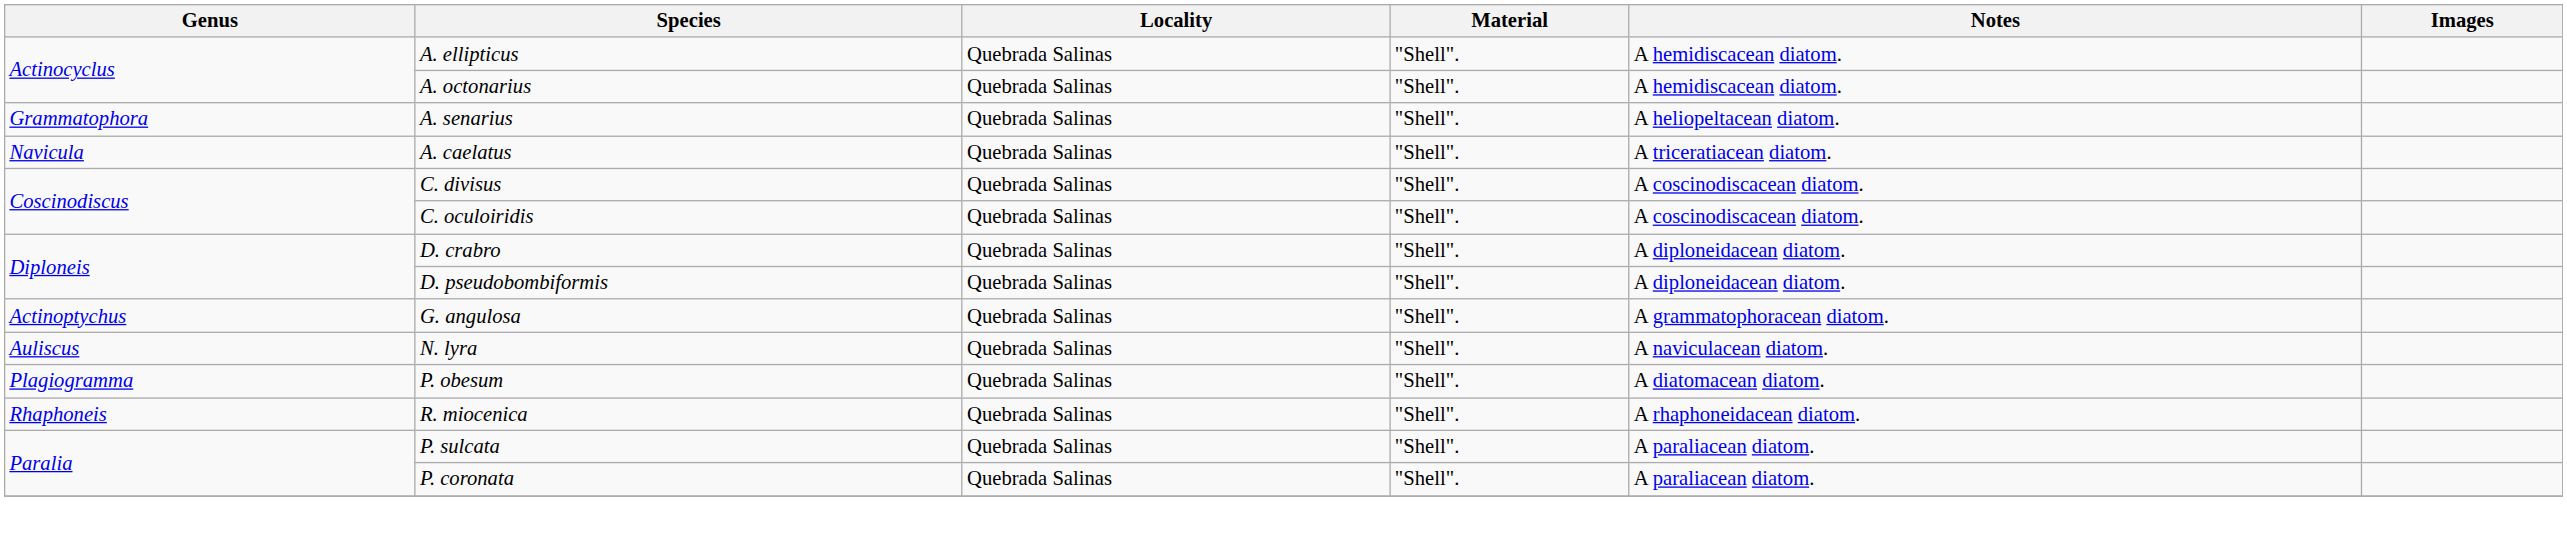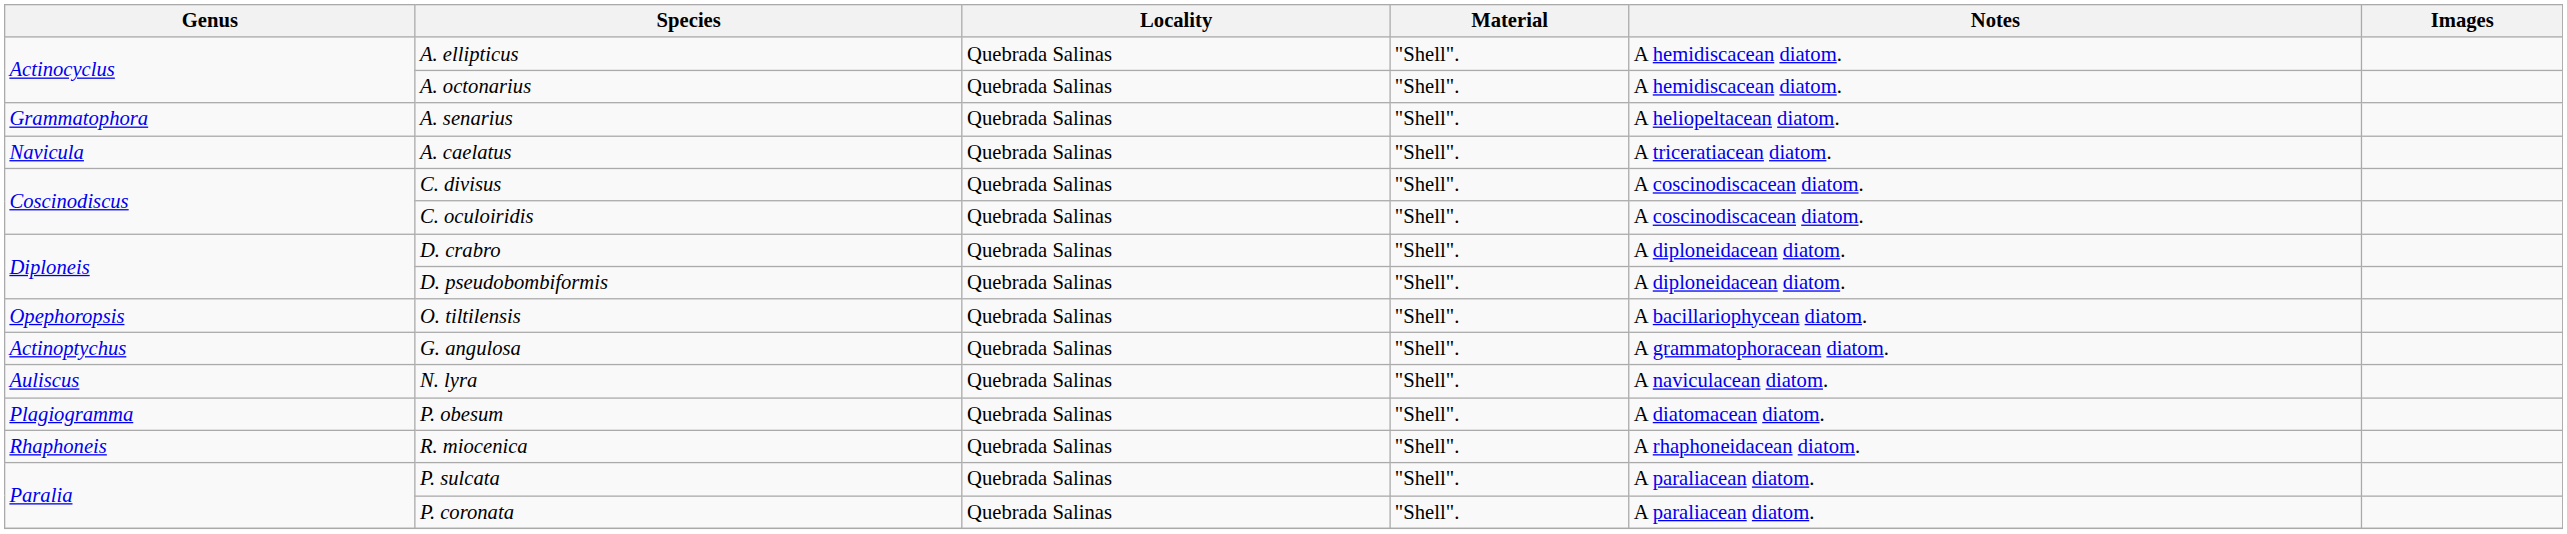+ row: (470, 315)
